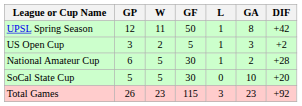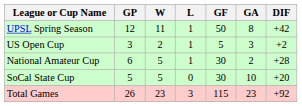columns swapped: (221, 12) <-> (190, 12)
